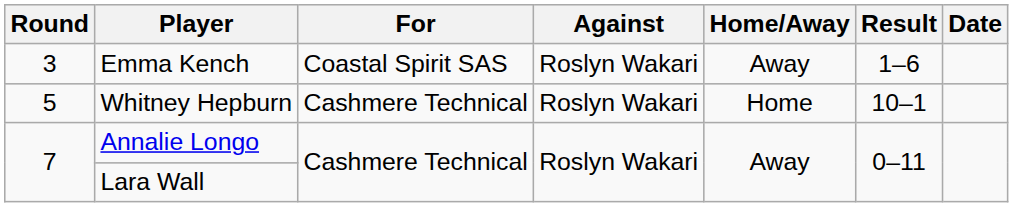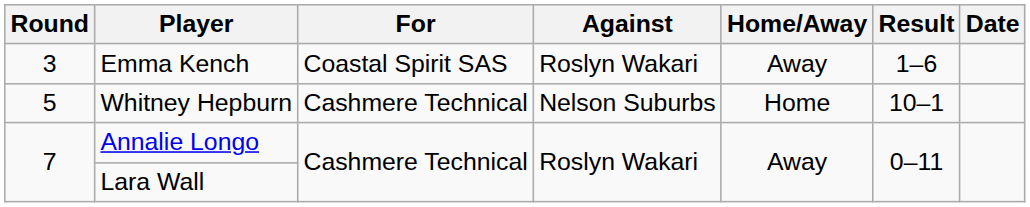(619, 102) Roslyn Wakari -> (627, 102) Nelson Suburbs
